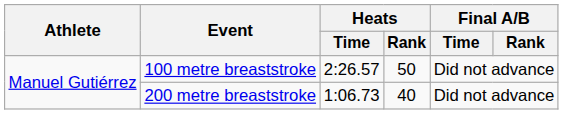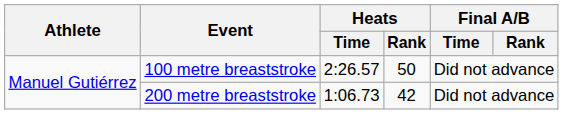(407, 96) 40 -> (407, 96) 42
